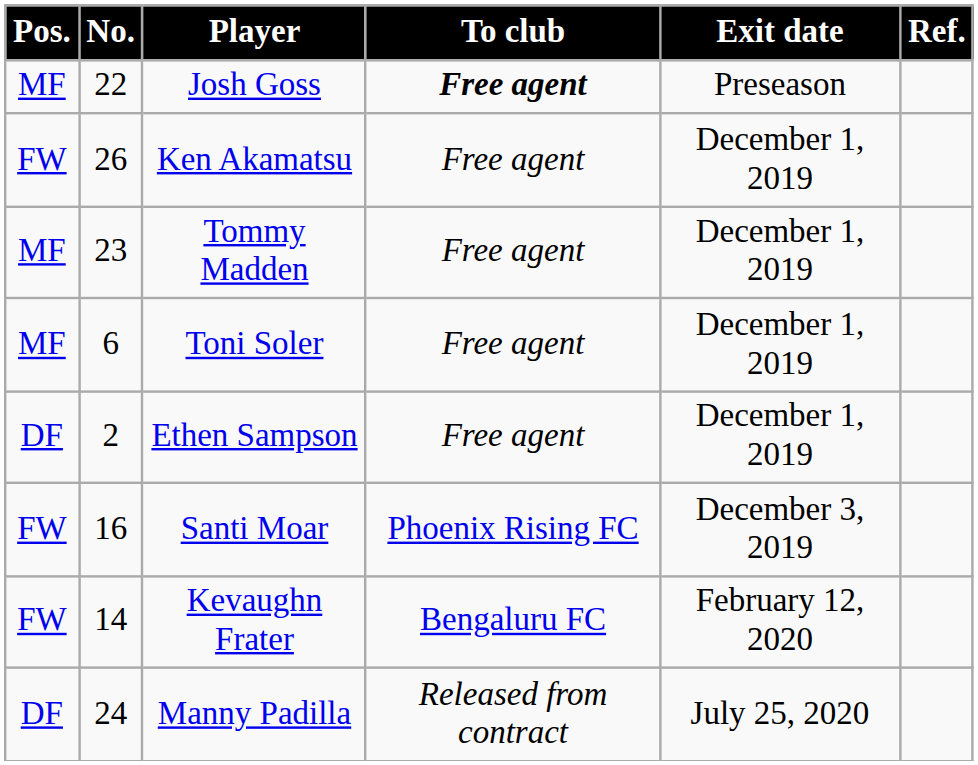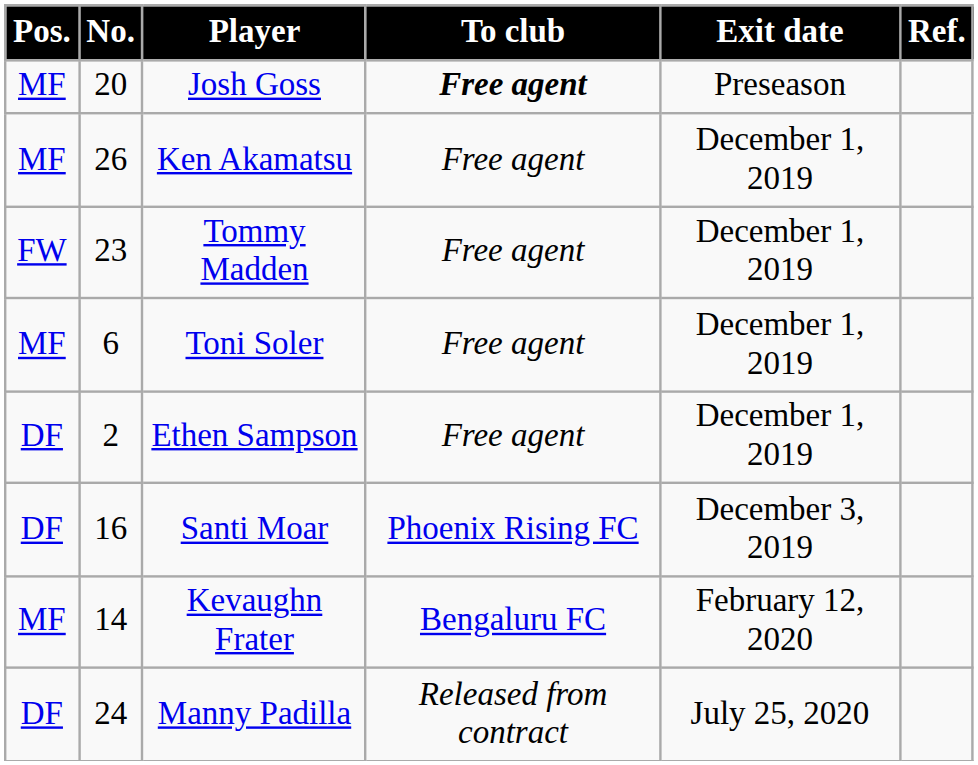(111, 85) 22 -> (111, 85) 20
(42, 158) FW -> (42, 158) MF
(42, 250) MF -> (42, 250) FW
(42, 528) FW -> (42, 528) DF
(42, 620) FW -> (42, 620) MF
